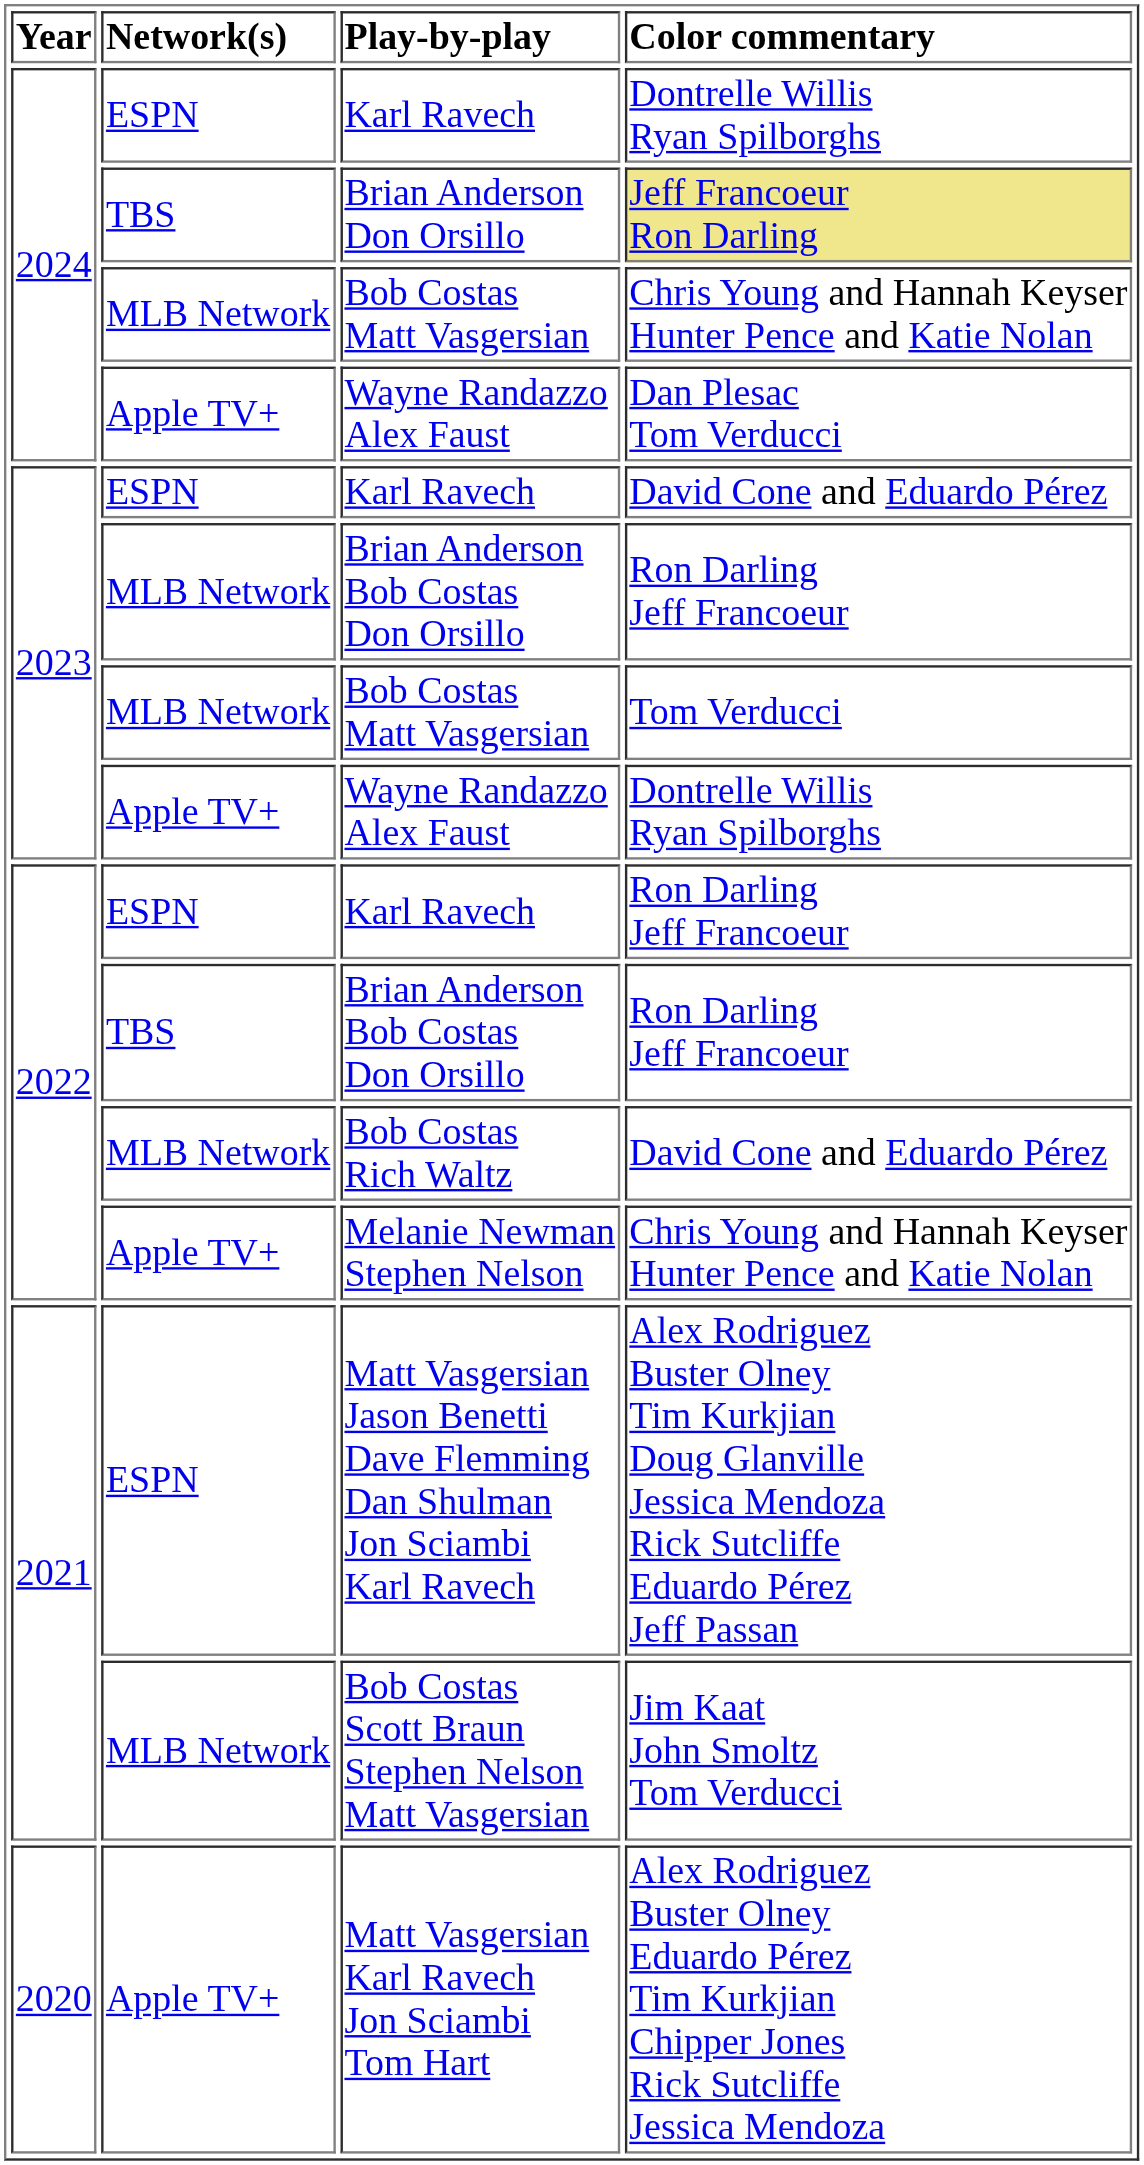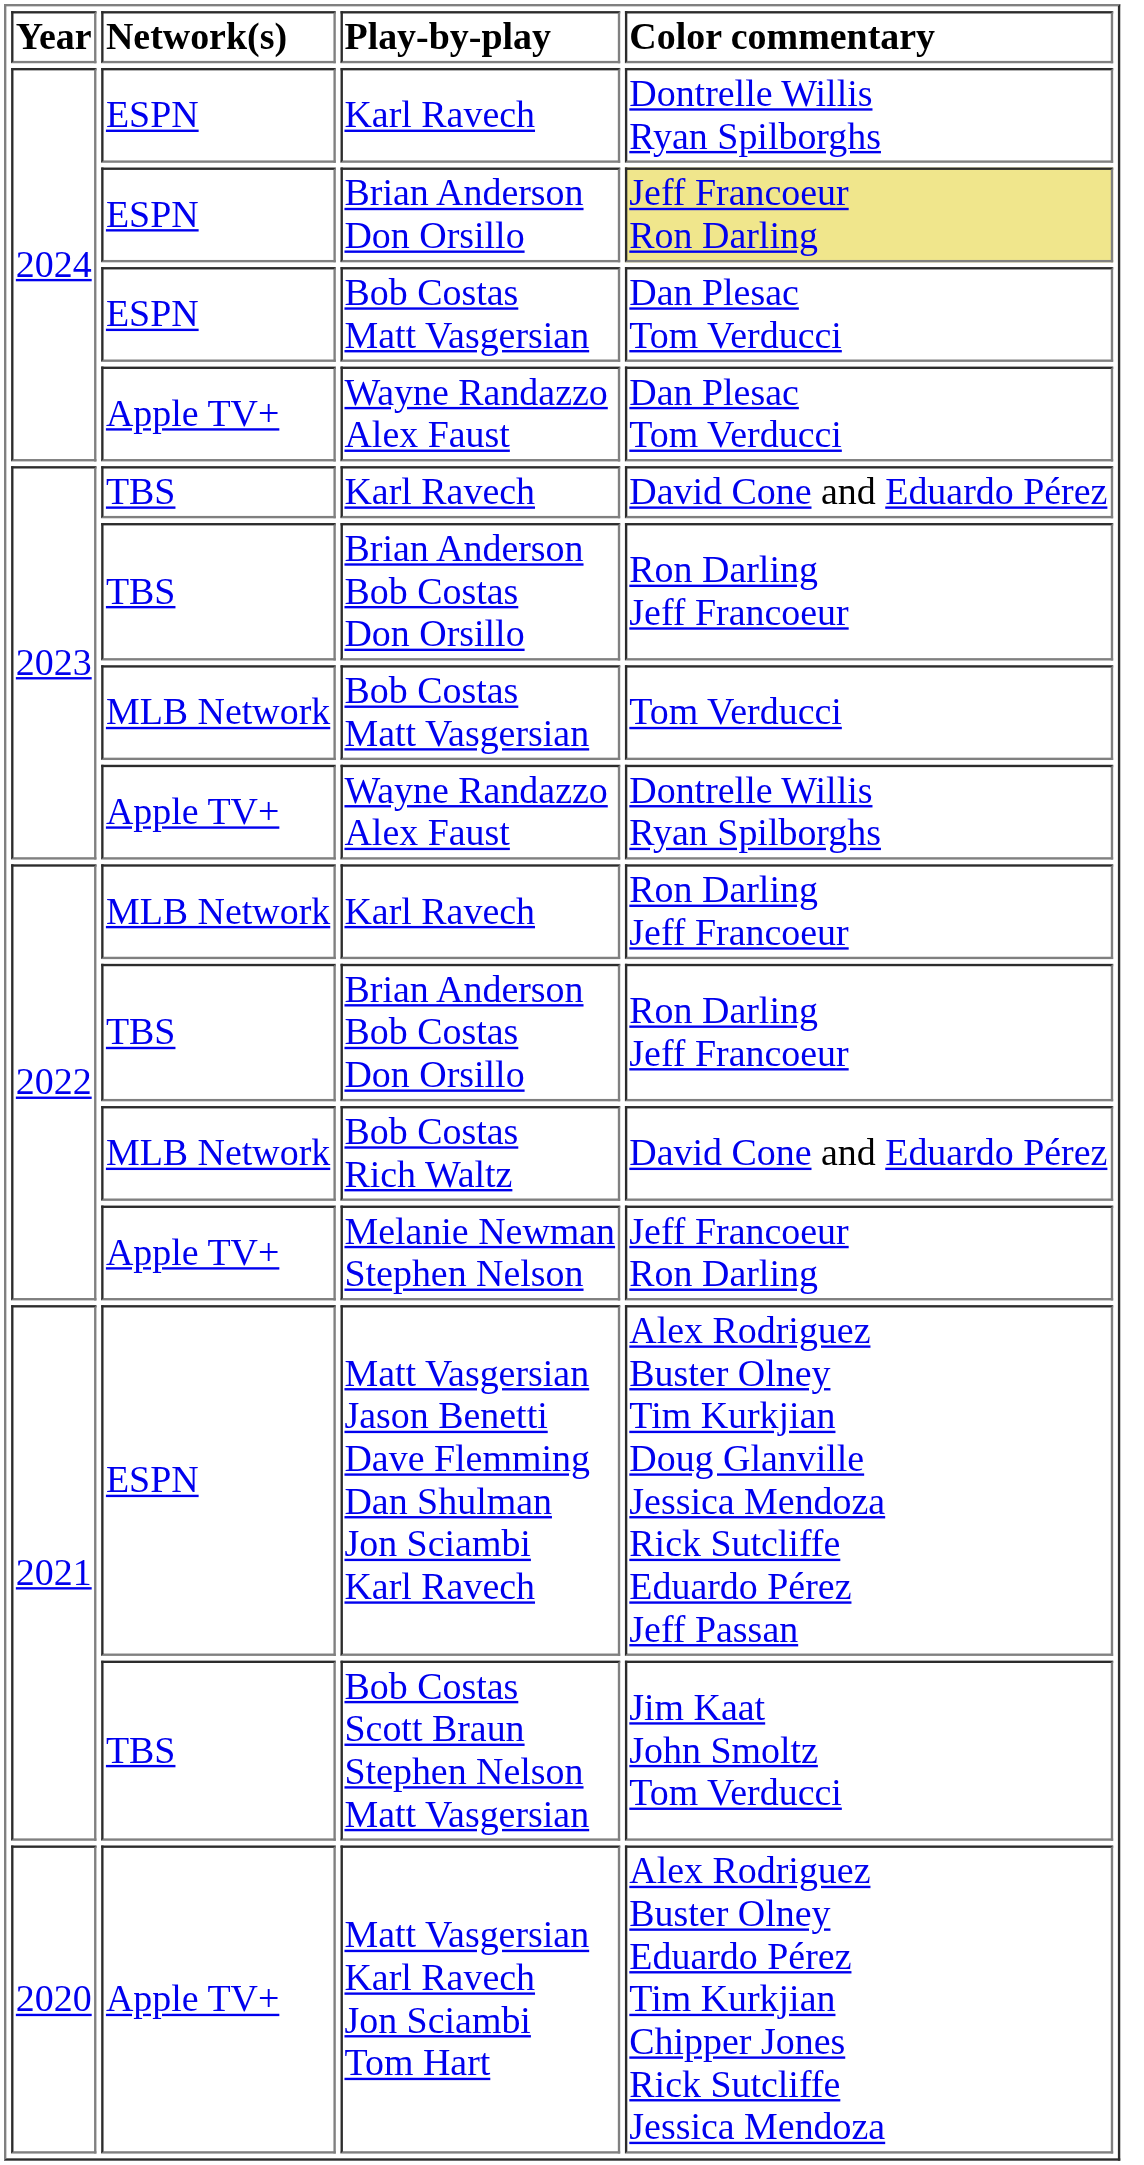(141, 214) TBS -> (152, 214) ESPN
(218, 313) MLB Network -> (152, 313) ESPN
(878, 313) Chris Young and Hannah Keyser Hunter Pence and Katie Nolan -> (736, 313) Dan Plesac Tom Verducci
(152, 491) ESPN -> (141, 491) TBS
(218, 591) MLB Network -> (141, 591) TBS
(152, 911) ESPN -> (218, 911) MLB Network
(878, 1252) Chris Young and Hannah Keyser Hunter Pence and Katie Nolan -> (739, 1252) Jeff Francoeur Ron Darling
(218, 1750) MLB Network -> (141, 1750) TBS
